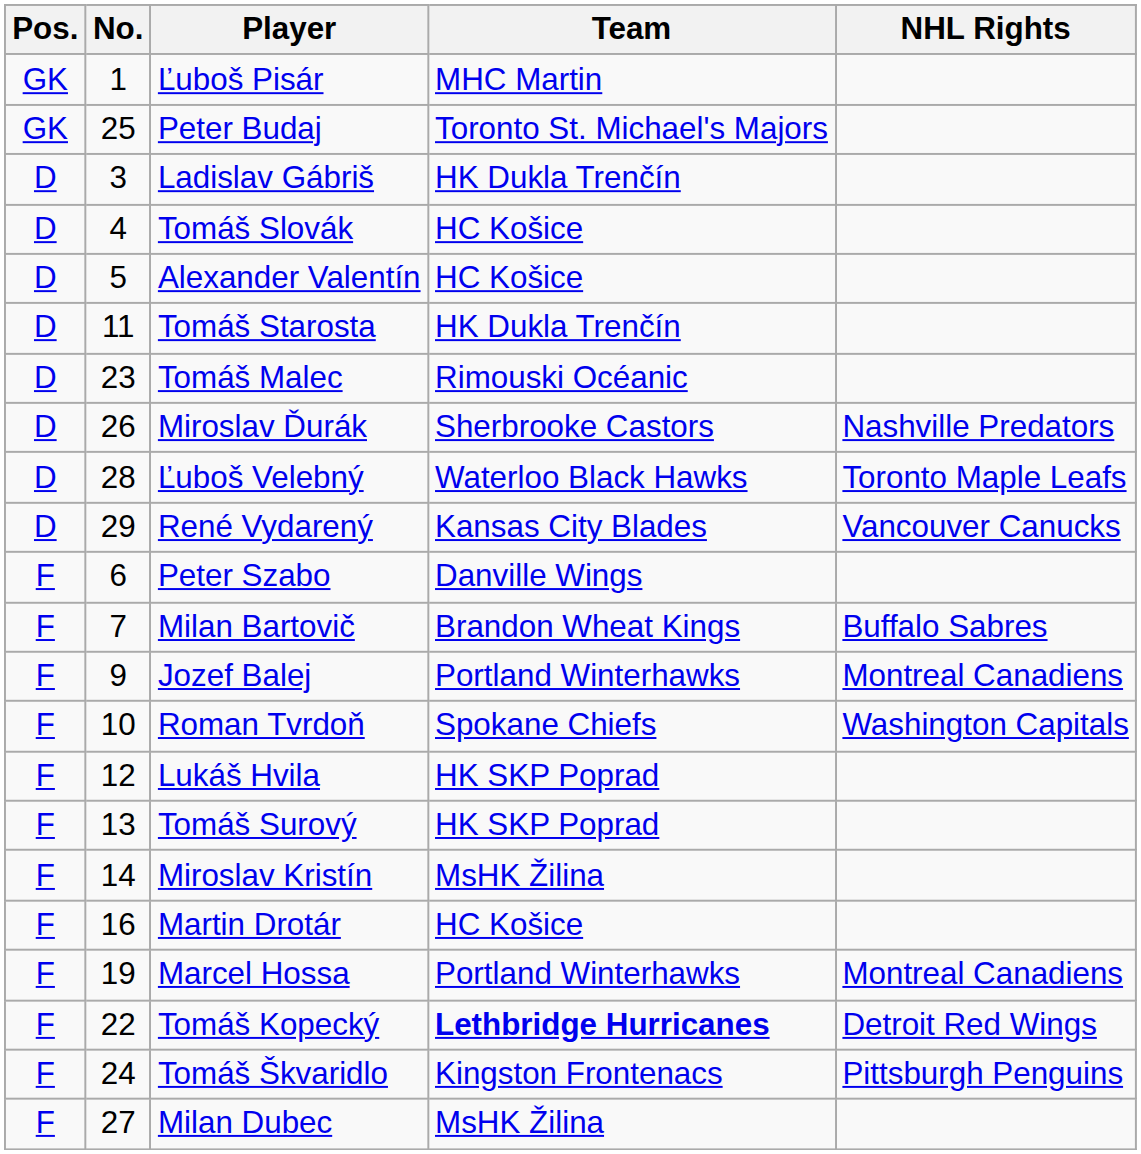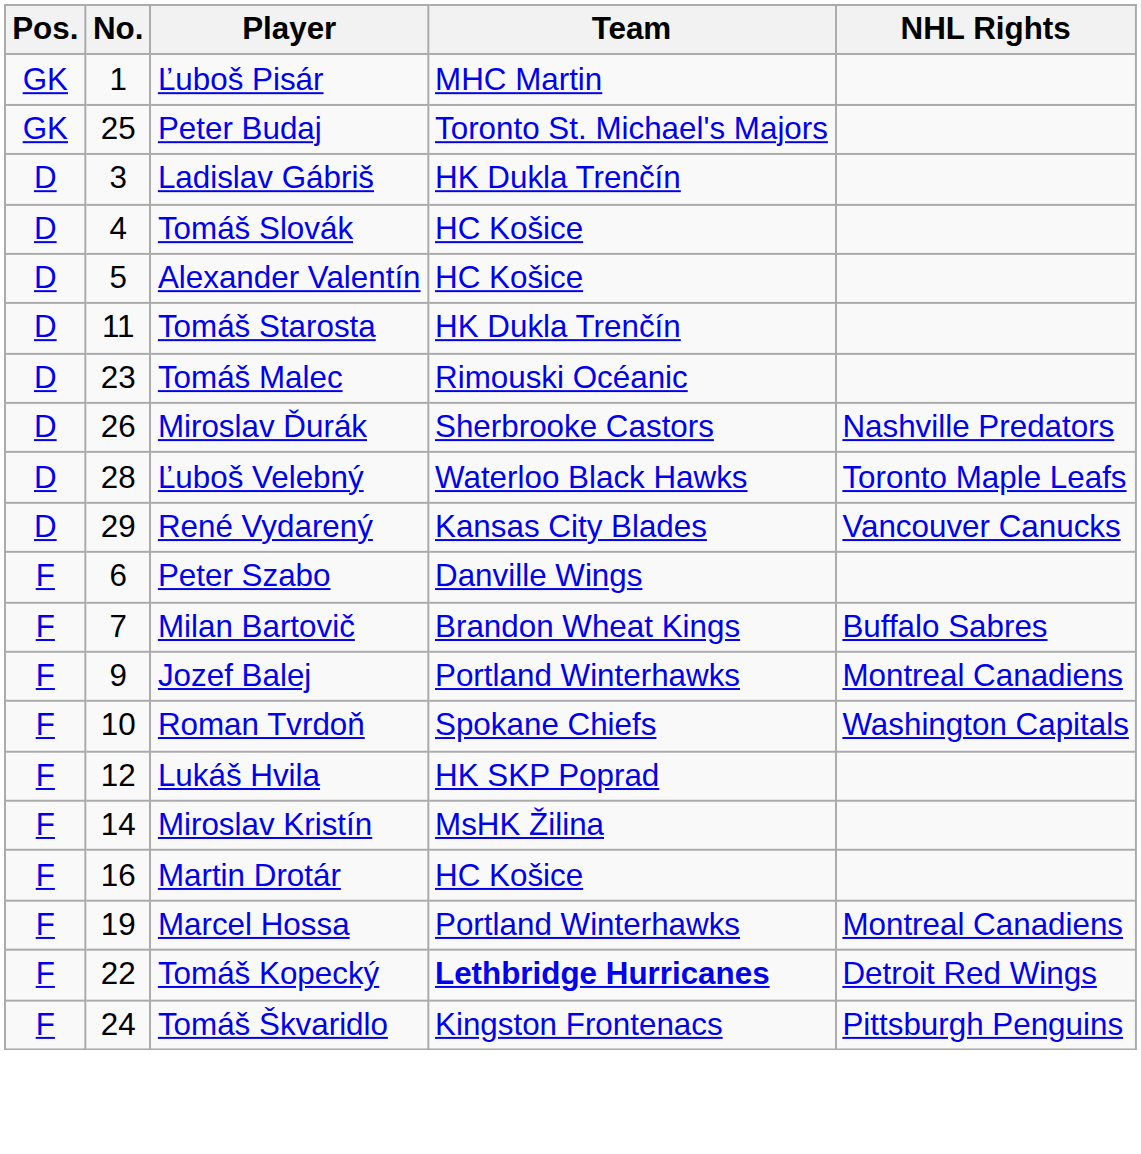- row: (257, 825)
- row: (245, 1123)
